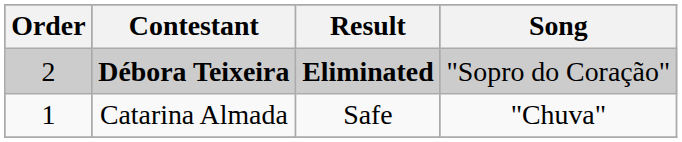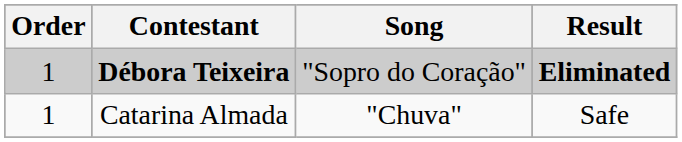columns swapped: (558, 26) <-> (368, 26)
(48, 70) 2 -> (48, 70) 1
